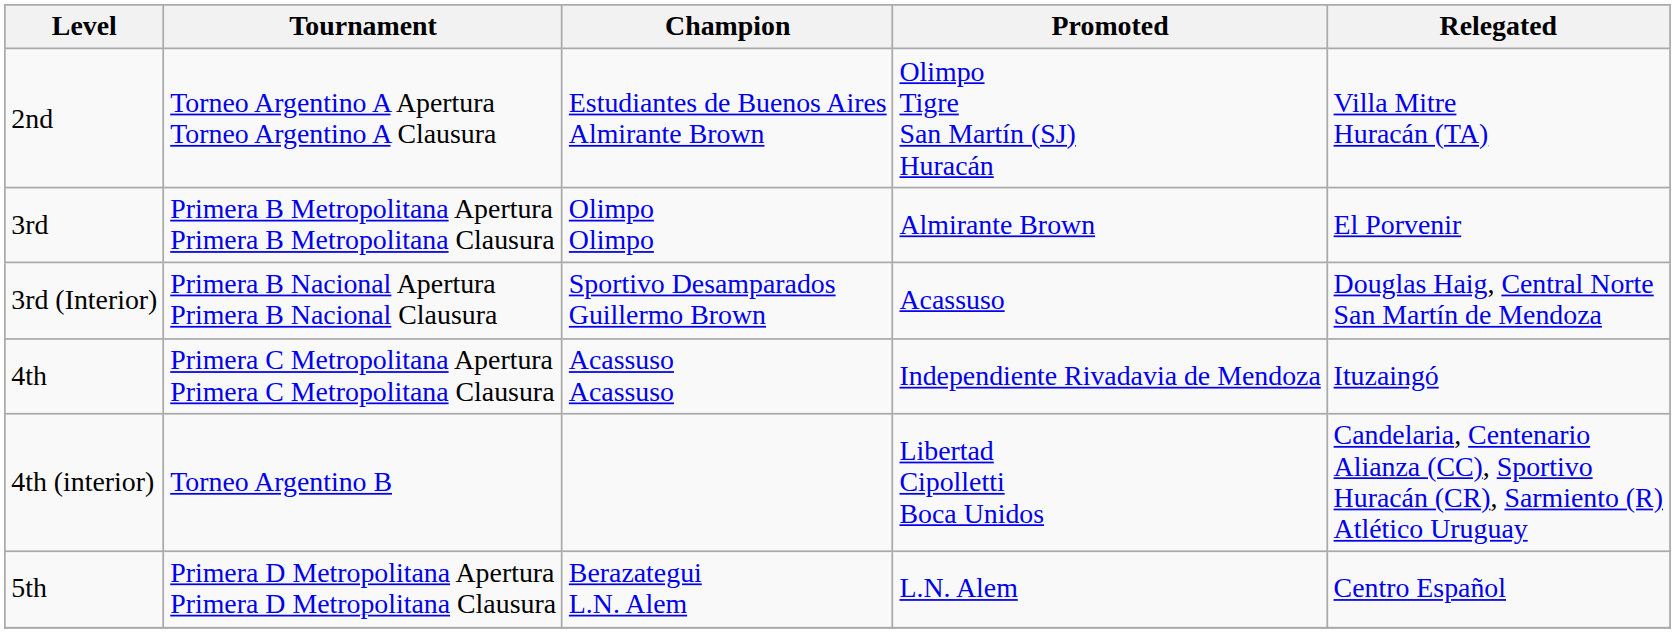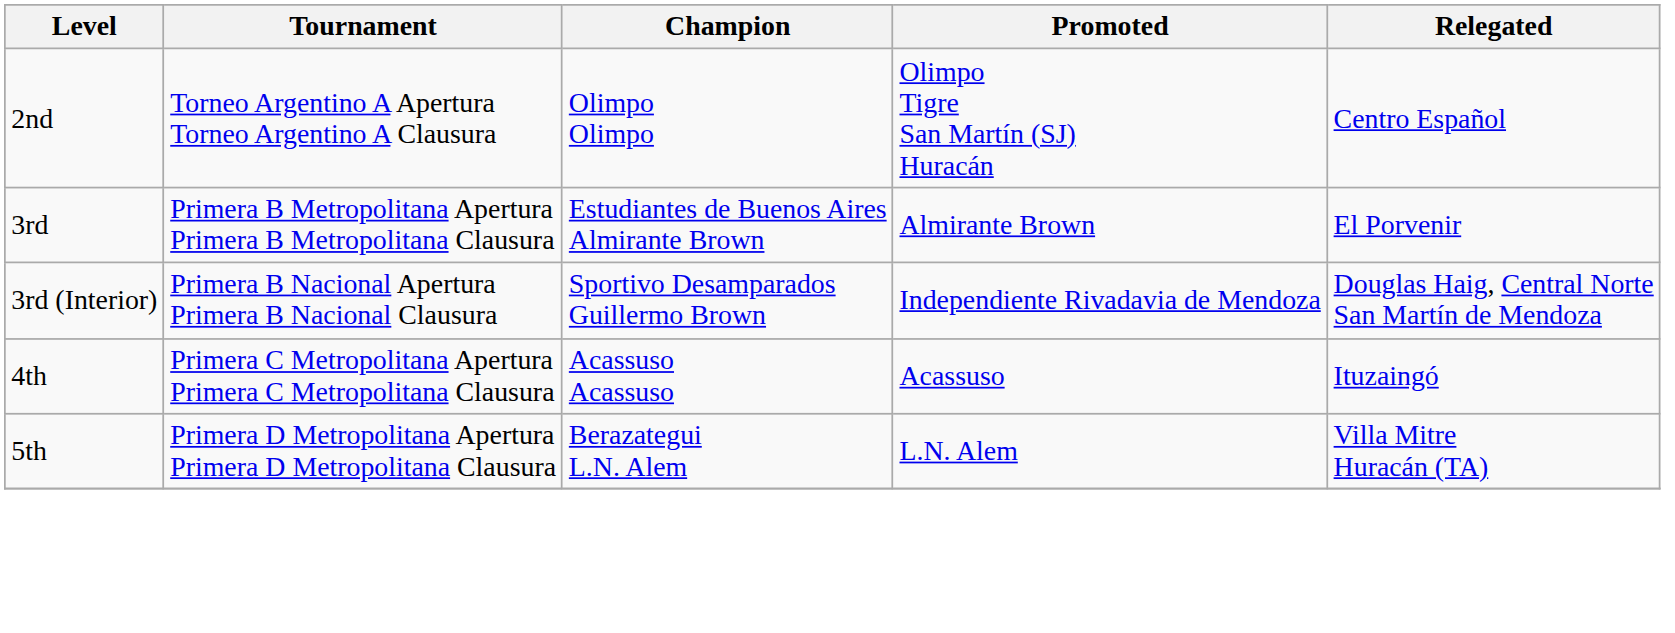(728, 117) Estudiantes de Buenos Aires Almirante Brown -> (611, 117) Olimpo Olimpo
(1411, 117) Villa Mitre Huracán (TA) -> (1420, 117) Centro Español
(611, 224) Olimpo Olimpo -> (728, 224) Estudiantes de Buenos Aires Almirante Brown
(952, 299) Acassuso -> (1110, 299) Independiente Rivadavia de Mendoza
(1110, 375) Independiente Rivadavia de Mendoza -> (952, 375) Acassuso
- row: (83, 482)
(1420, 589) Centro Español -> (1411, 450) Villa Mitre Huracán (TA)
